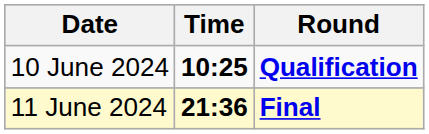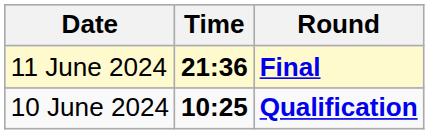rows swapped: (90, 66) <-> (89, 107)
